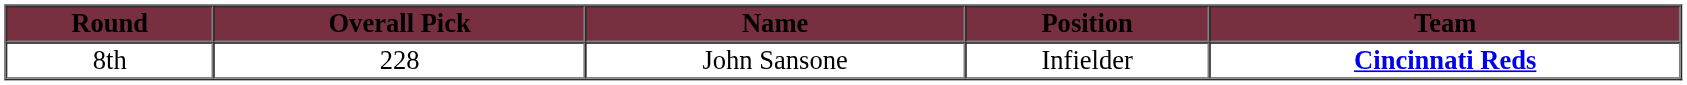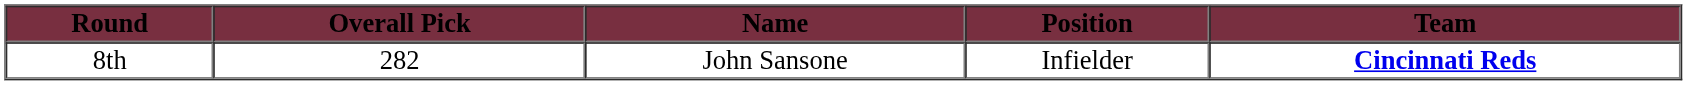(400, 60) 228 -> (400, 60) 282
